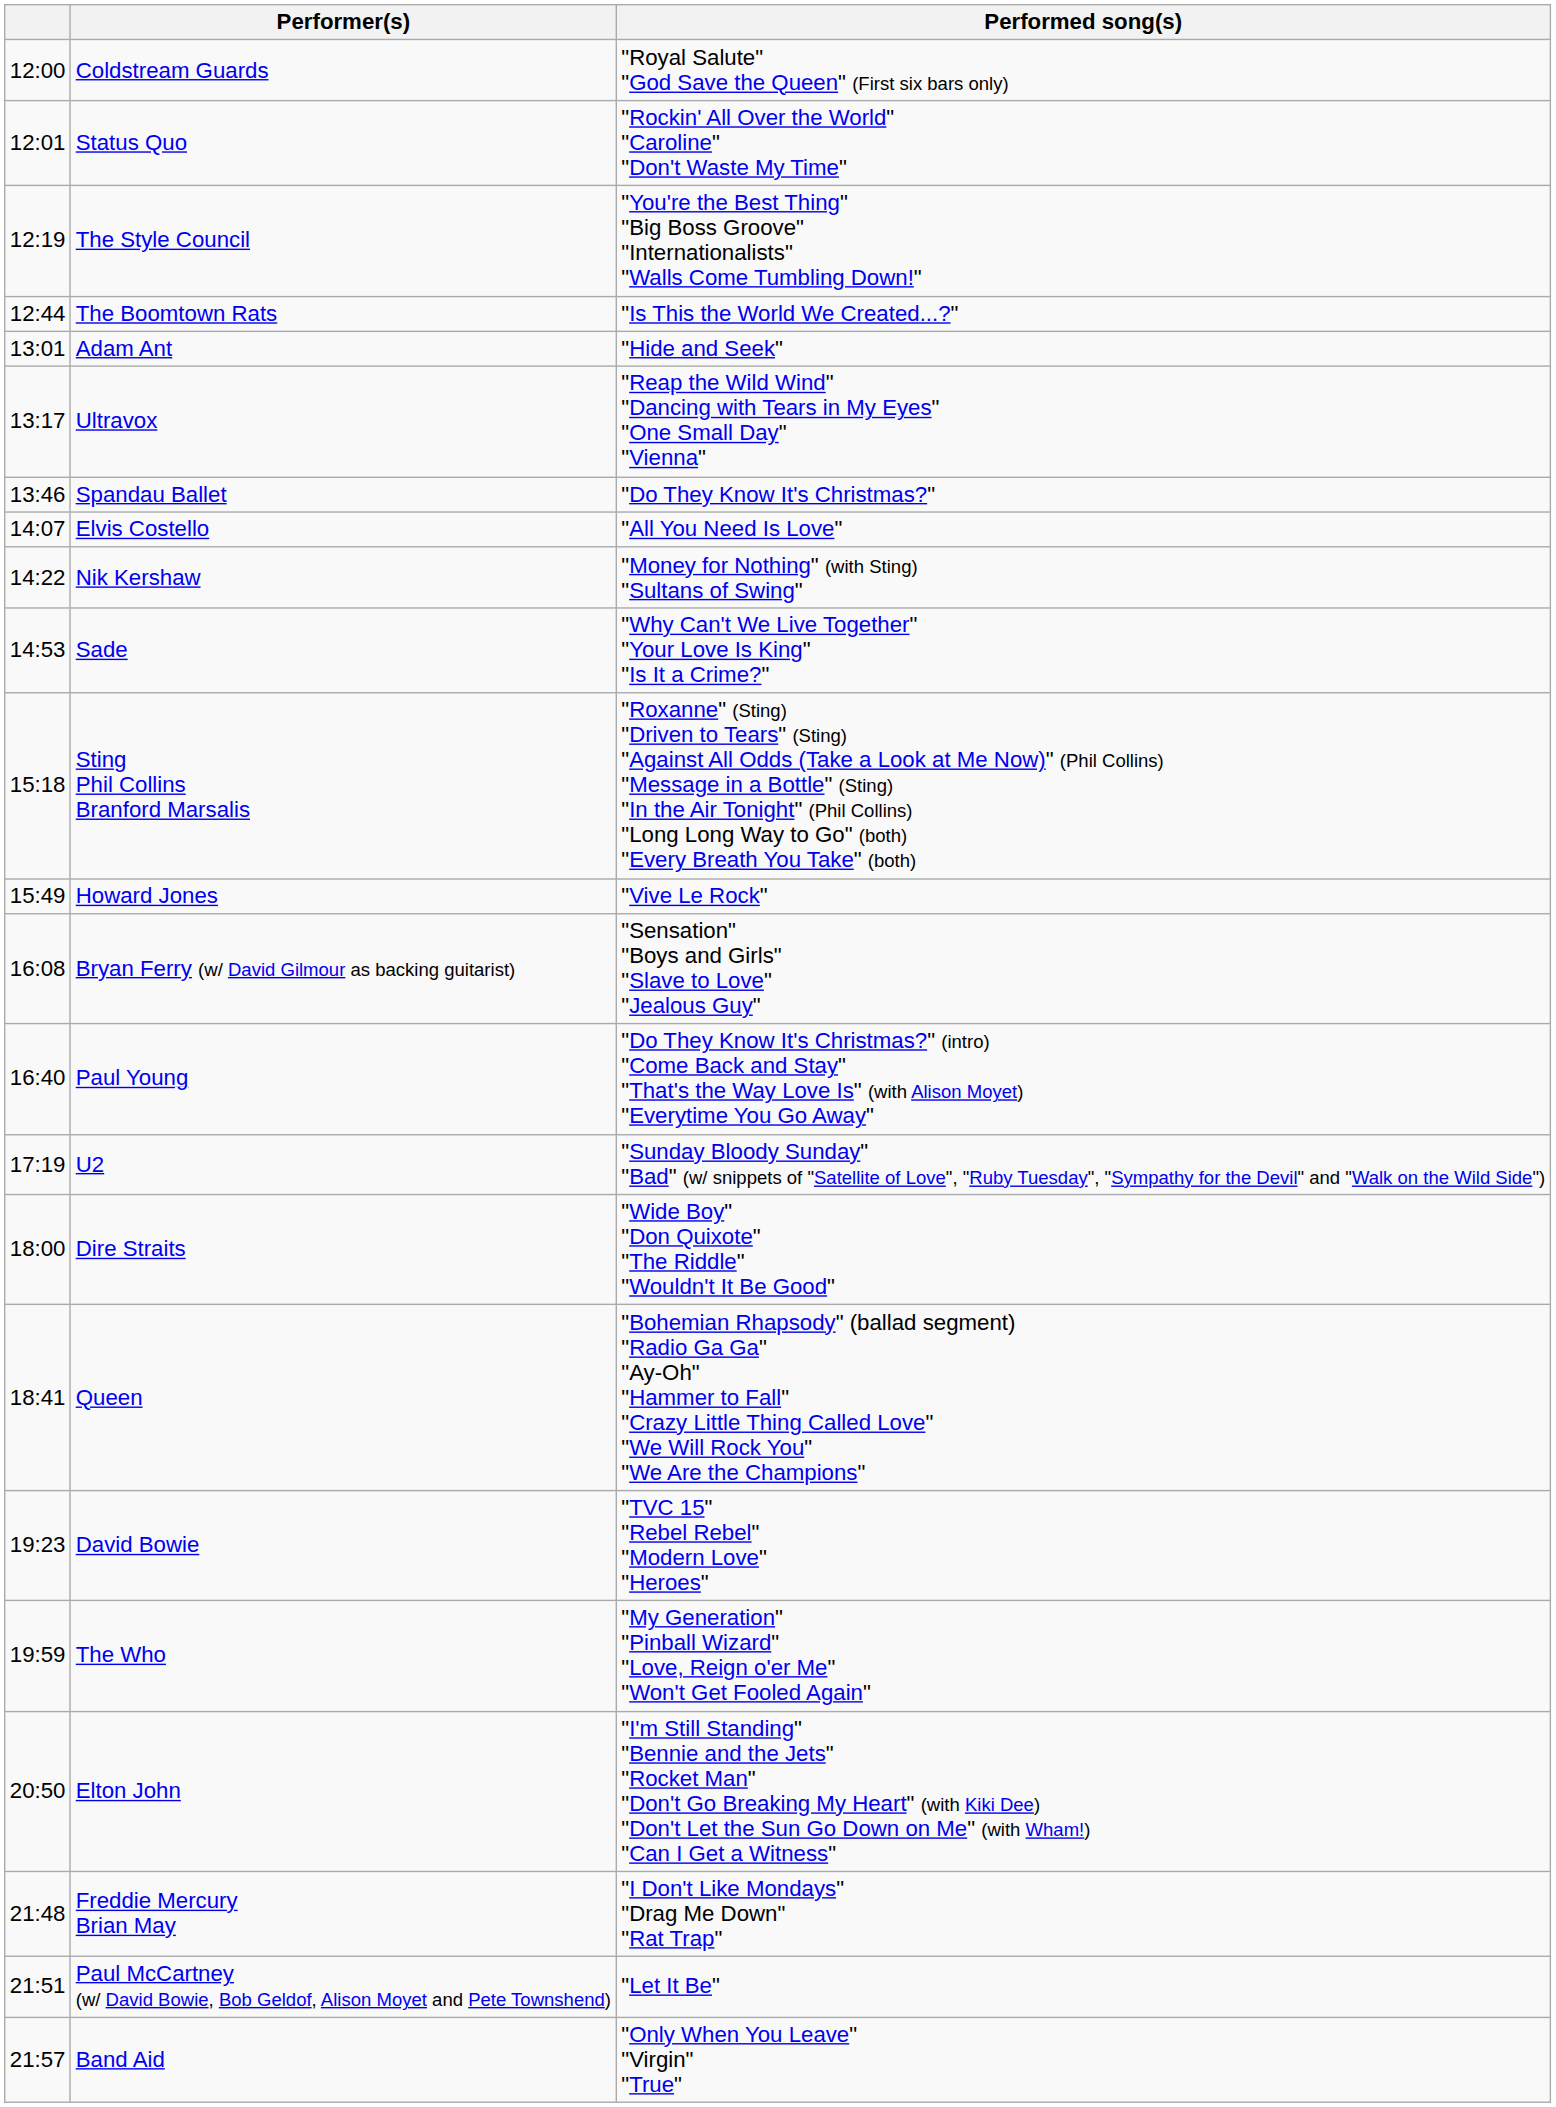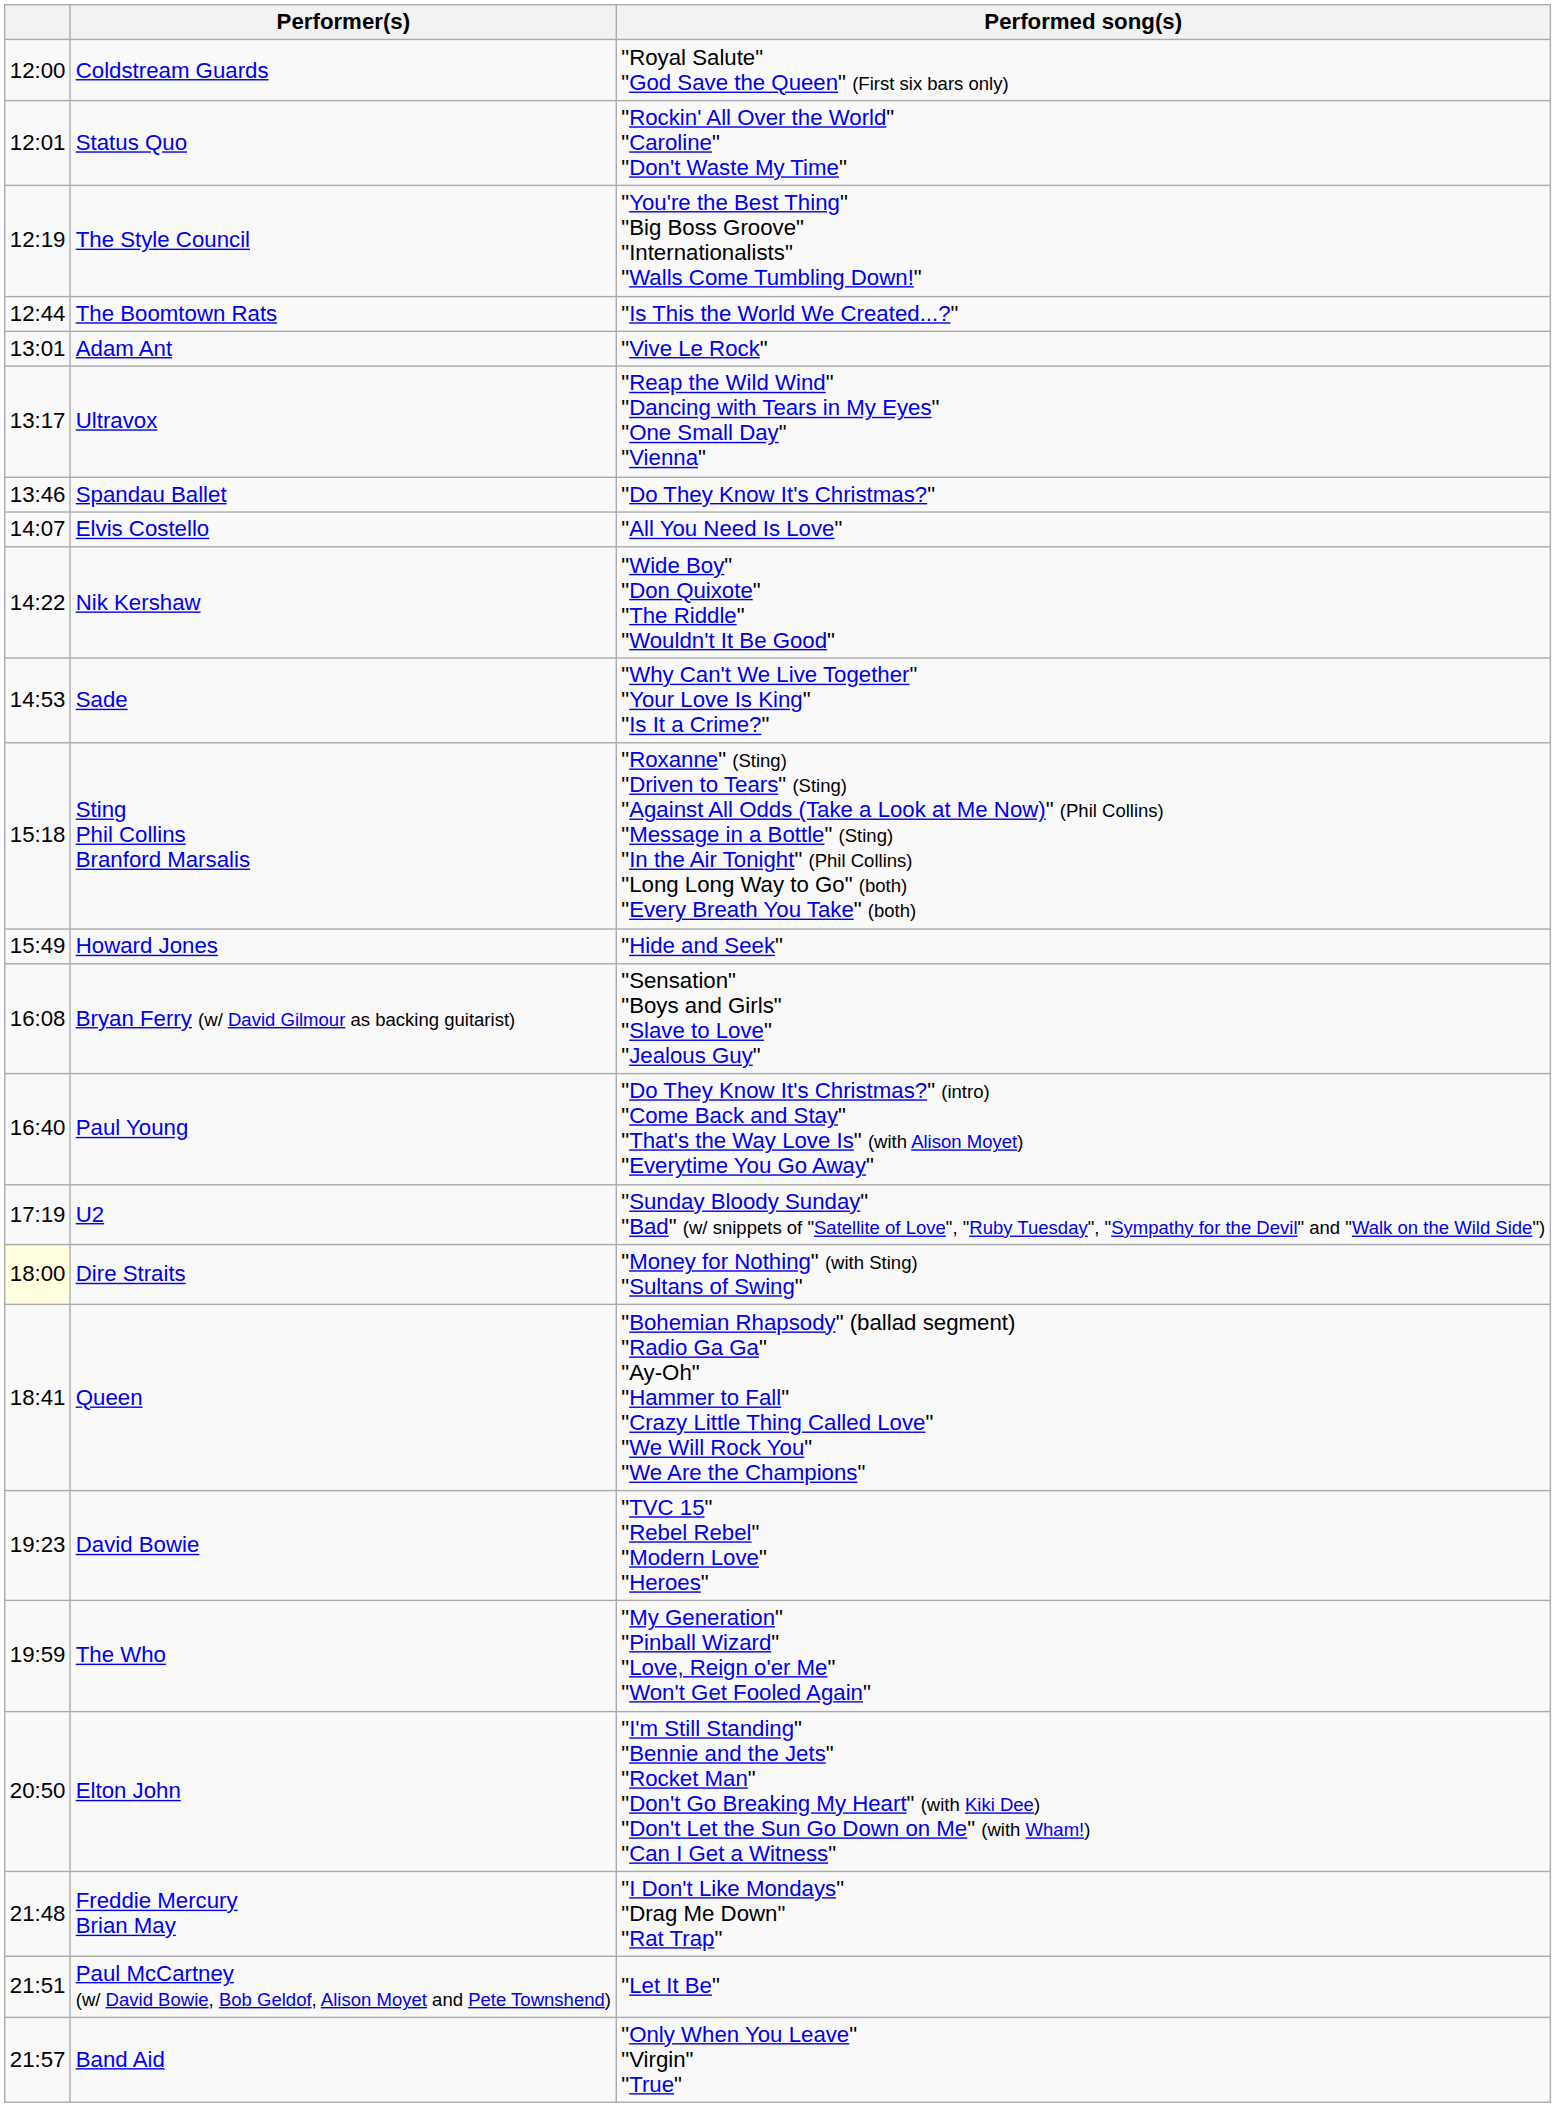(702, 348) "Hide and Seek" -> (694, 348) "Vive Le Rock"
(769, 577) "Money for Nothing" (with Sting) "Sultans of Swing" -> (728, 602) "Wide Boy" "Don Quixote" "The Riddle" "Wouldn't It Be Good"
(694, 895) "Vive Le Rock" -> (702, 945) "Hide and Seek"
(38, 1249) no background -> (38, 1274) lightyellow background
(728, 1249) "Wide Boy" "Don Quixote" "The Riddle" "Wouldn't It Be Good" -> (769, 1274) "Money for Nothing" (with Sting) "Sultans of Swing"
